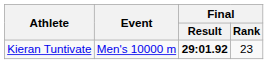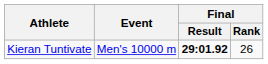(247, 50) 23 -> (247, 50) 26
